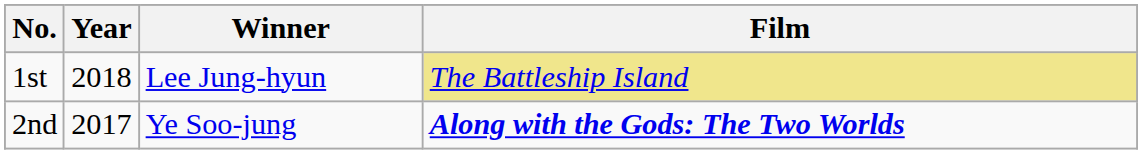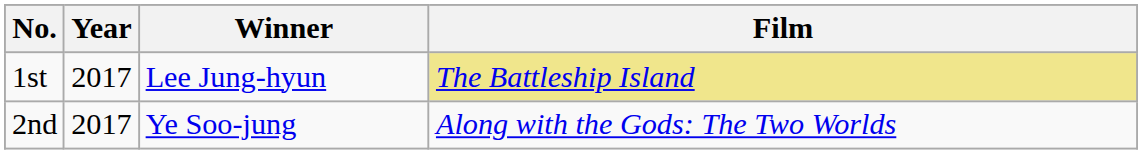(101, 76) 2018 -> (101, 76) 2017
(667, 124) bold -> (666, 124) normal
